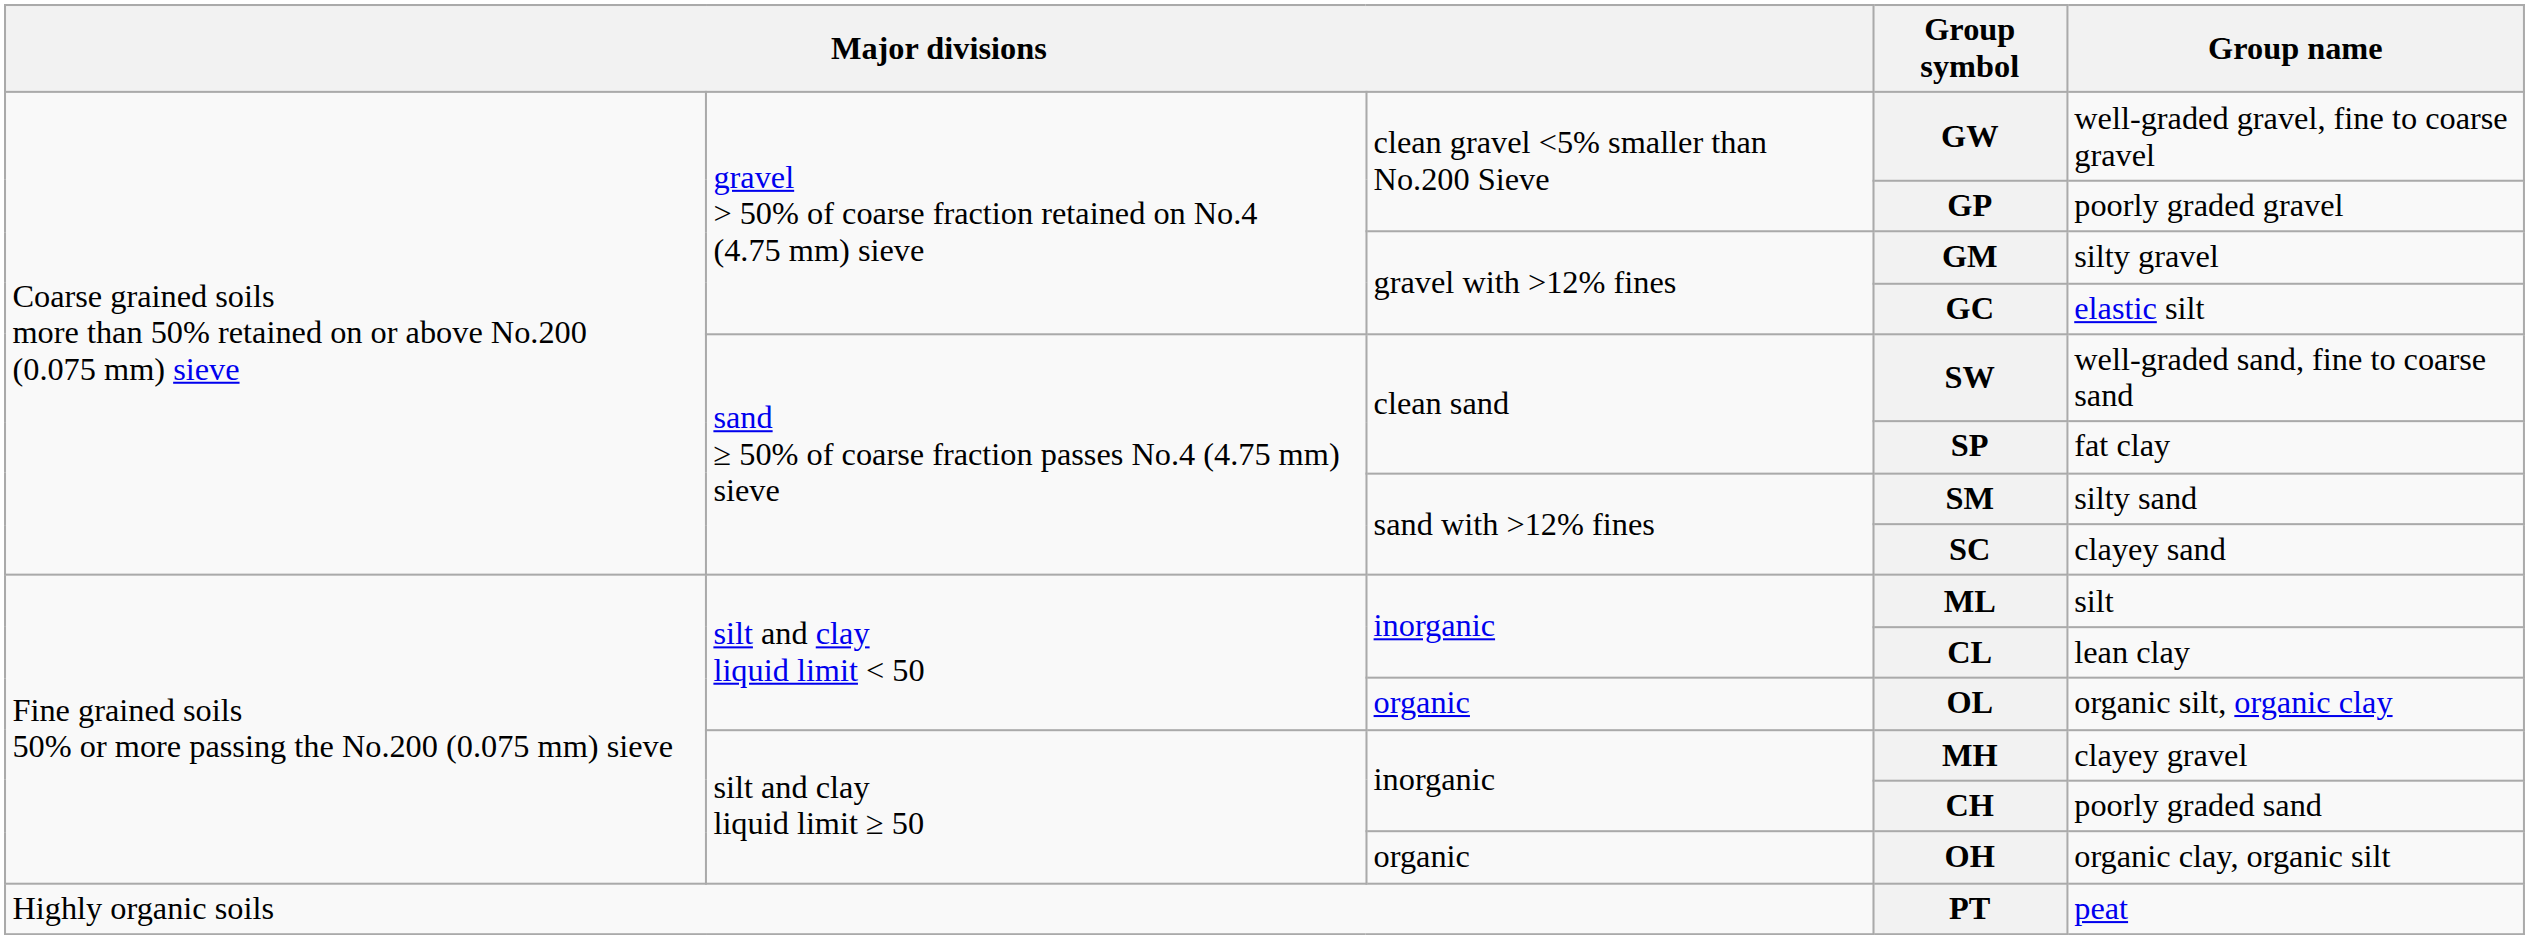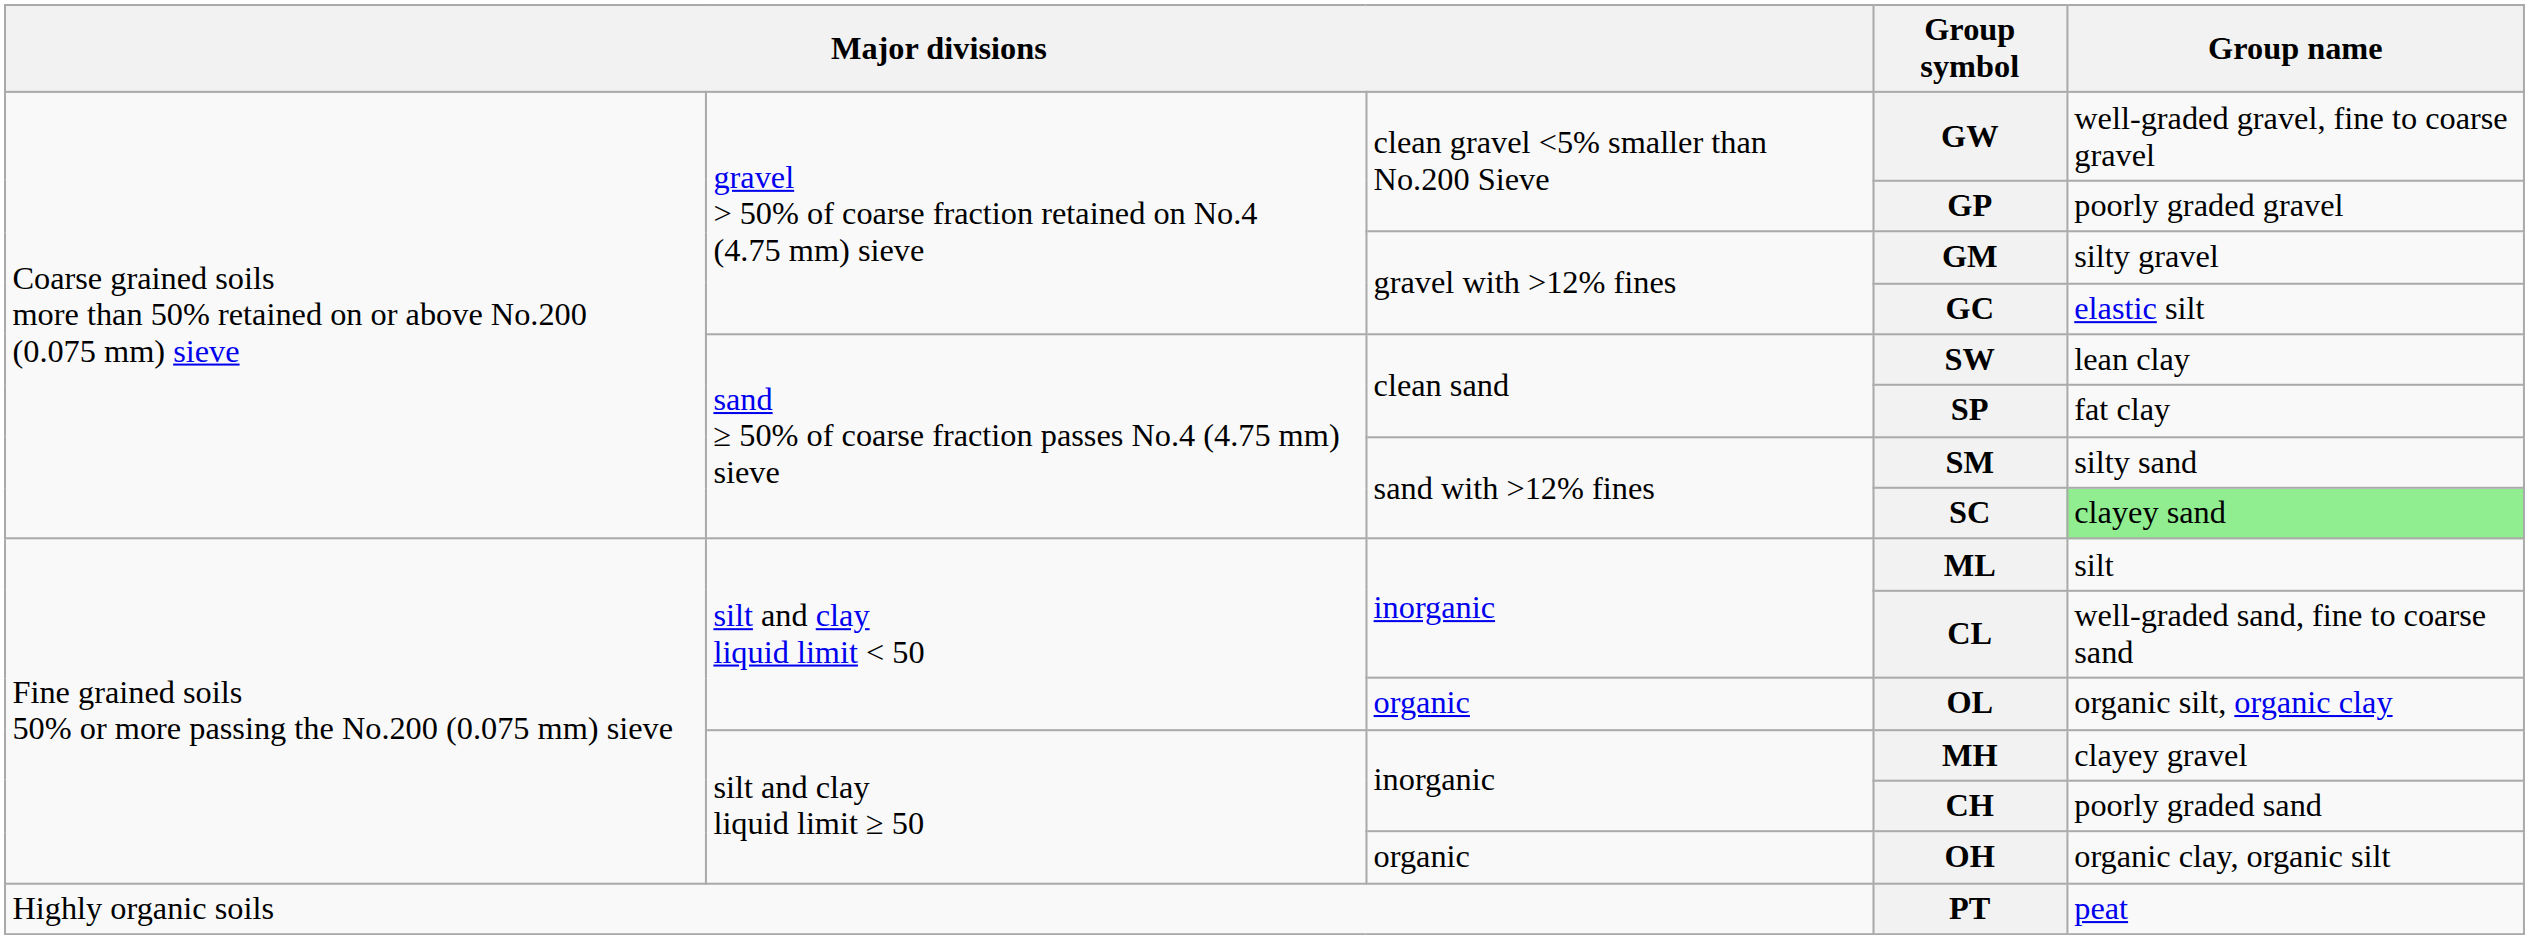(2280, 377) well-graded sand, fine to coarse sand -> (2132, 359) lean clay
(2150, 549) no background -> (2150, 512) lightgreen background
(2132, 651) lean clay -> (2280, 633) well-graded sand, fine to coarse sand
